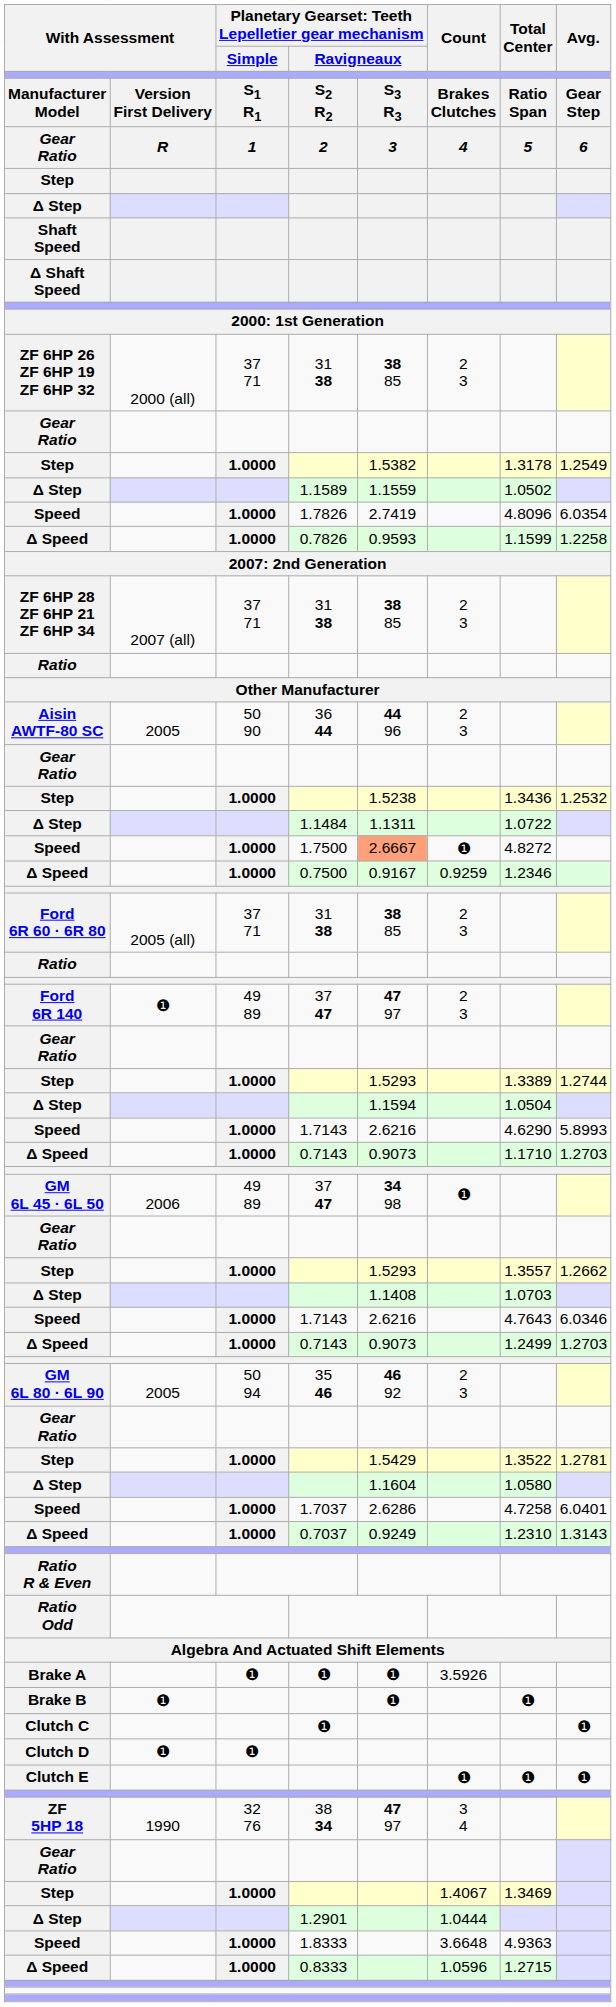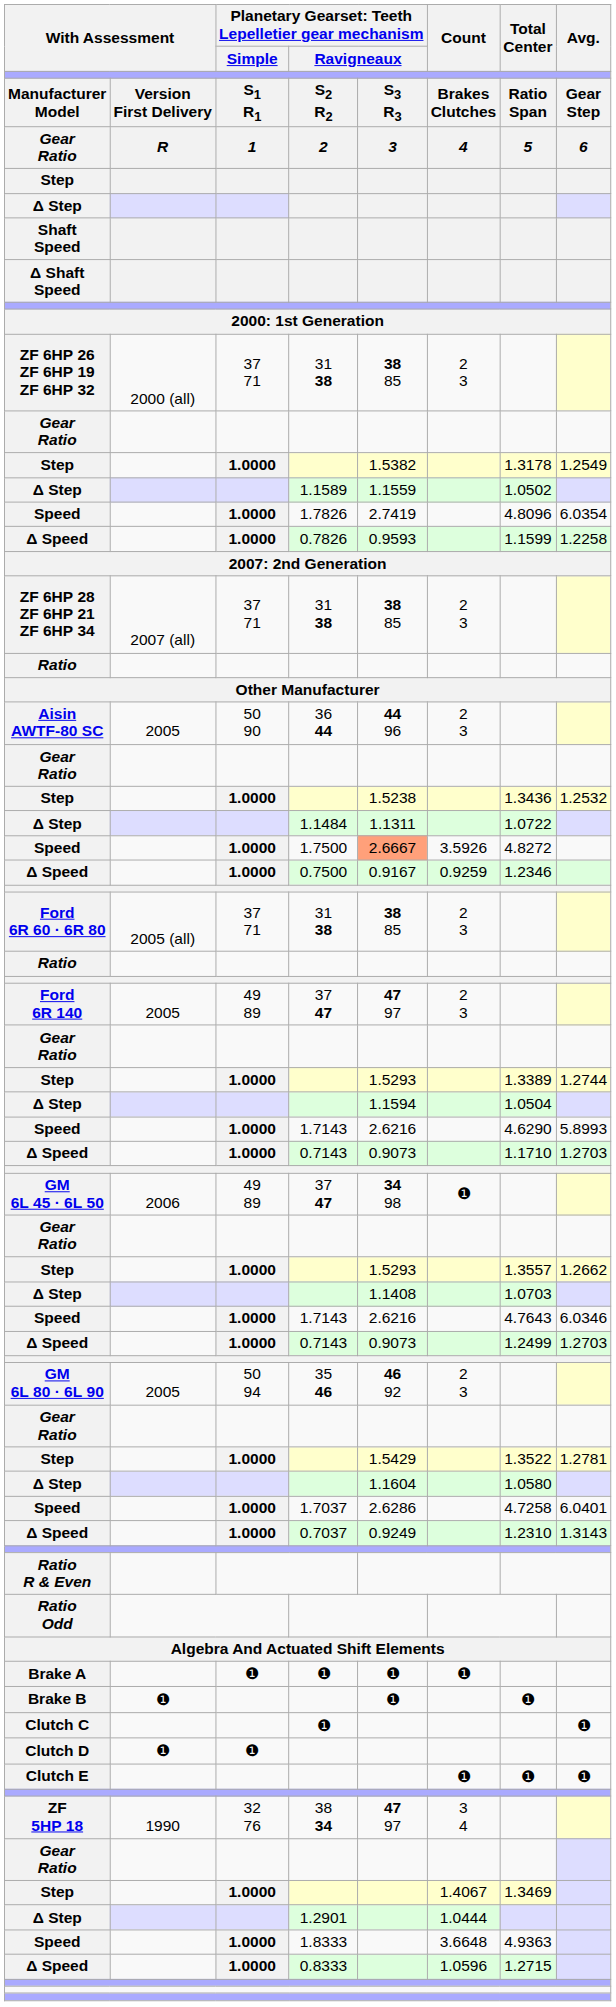(463, 848) ❶ -> (463, 847) 3.5926
(163, 1005) ❶ -> (163, 1012) 2005
(463, 1675) 3.5926 -> (463, 1674) ❶
